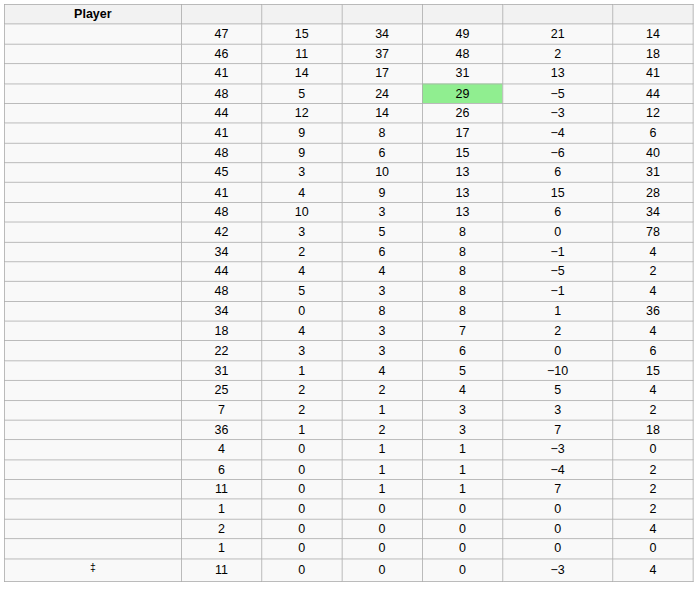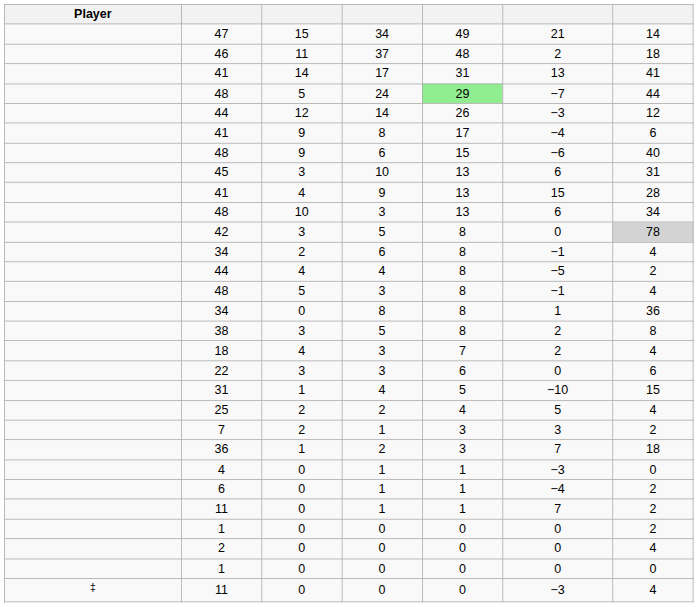(558, 93) −5 -> (558, 93) −7
(653, 232) no background -> (653, 232) lightgrey background
+ row: (221, 331)
